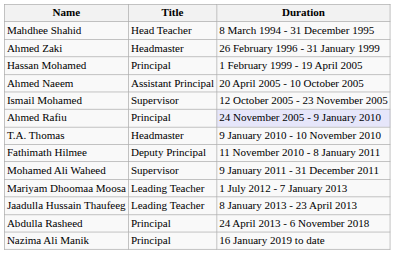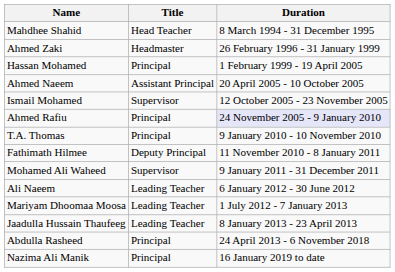(157, 135) Headmaster -> (151, 135) Principal
+ row: (31, 188)
